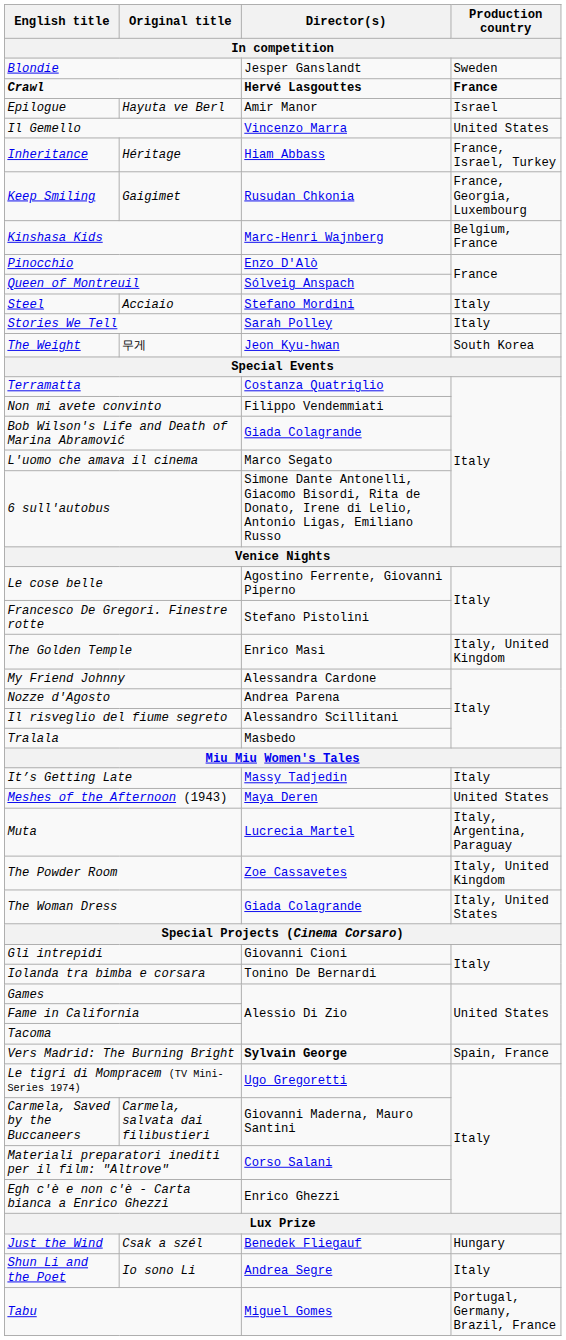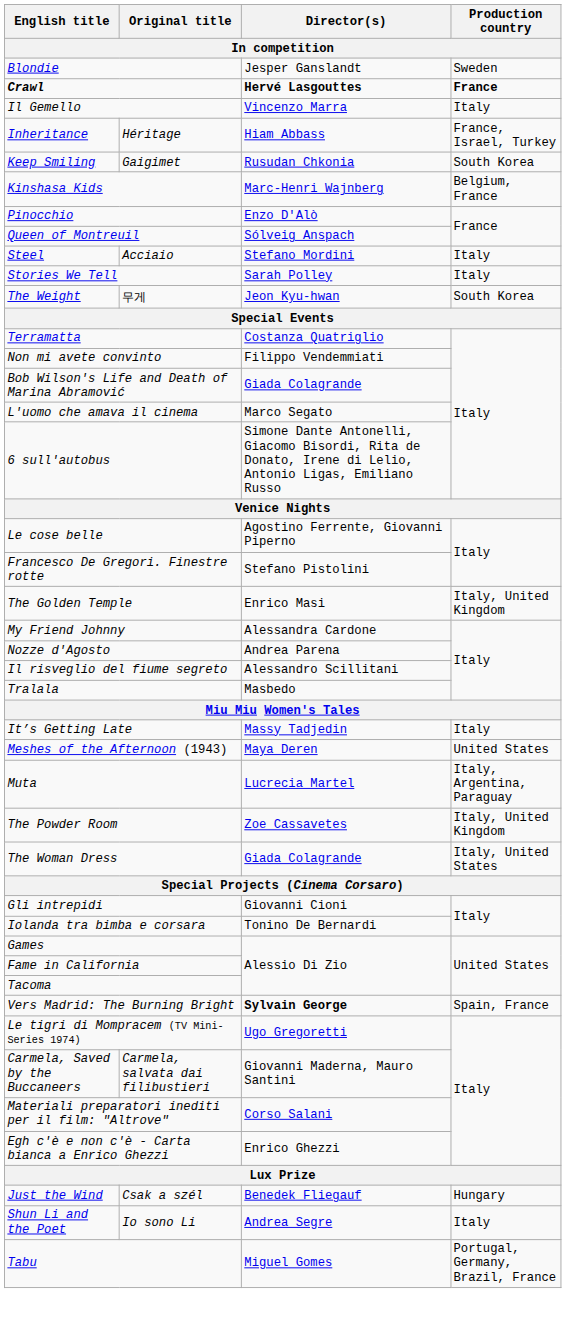- row: (37, 108)
(501, 128) United States -> (472, 108) Italy
(490, 196) France, Georgia, Luxembourg -> (494, 162) South Korea
